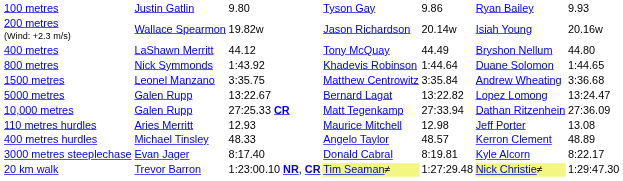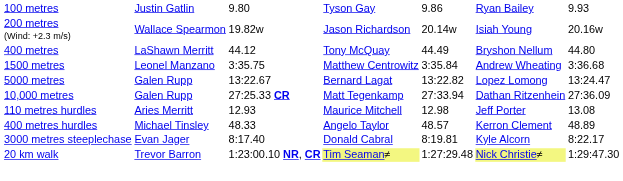- row: (31, 65)
